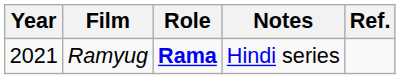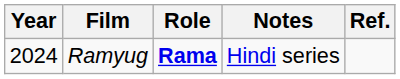(34, 55) 2021 -> (34, 55) 2024
